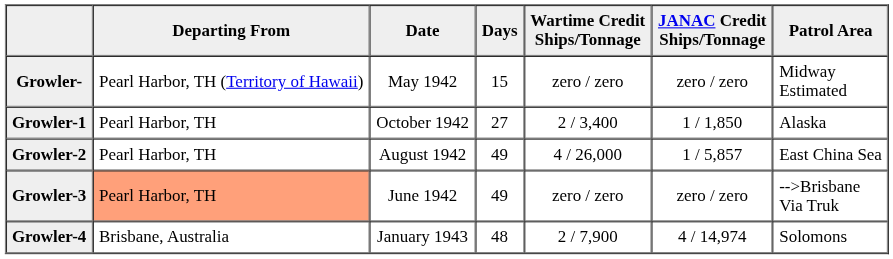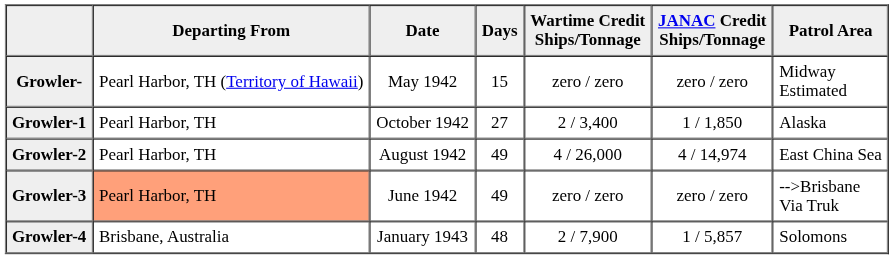(712, 154) 1 / 5,857 -> (712, 154) 4 / 14,974
(712, 237) 4 / 14,974 -> (712, 237) 1 / 5,857
